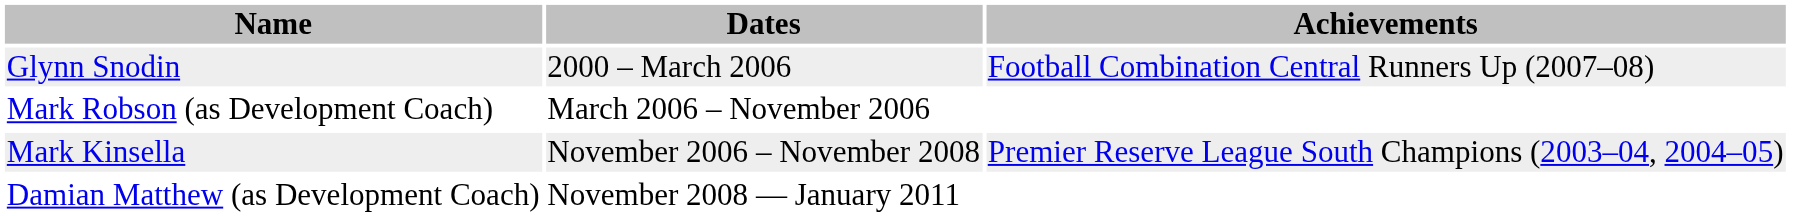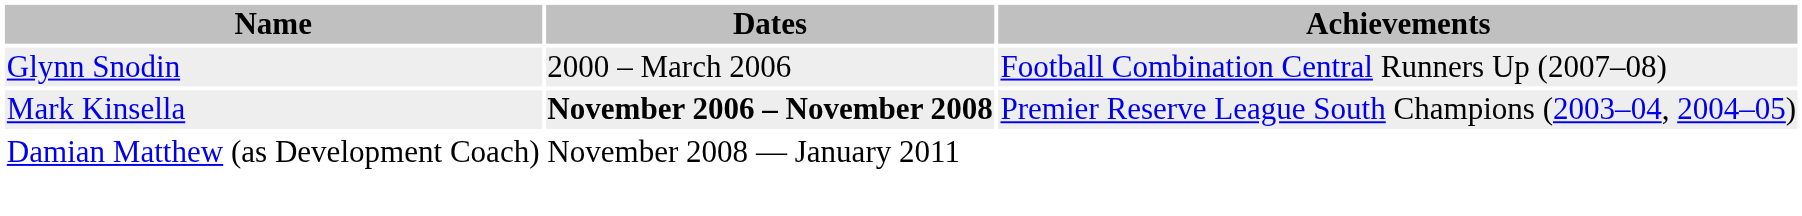- row: (250, 109)
(764, 151) normal -> (770, 109) bold
